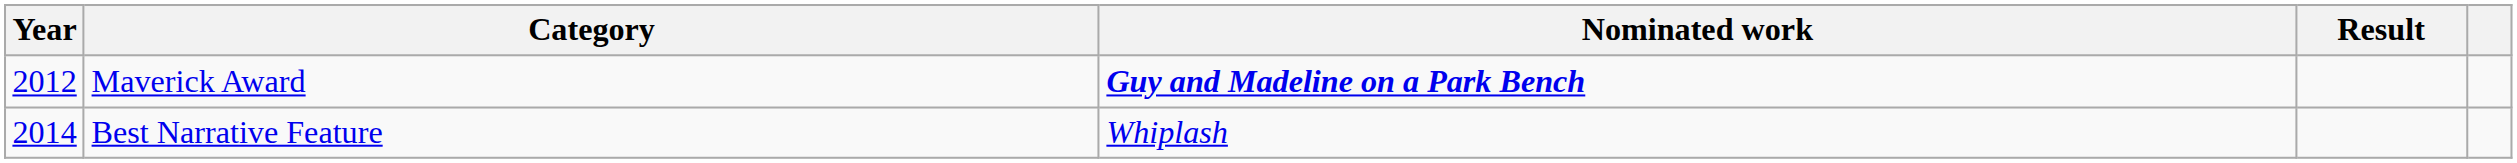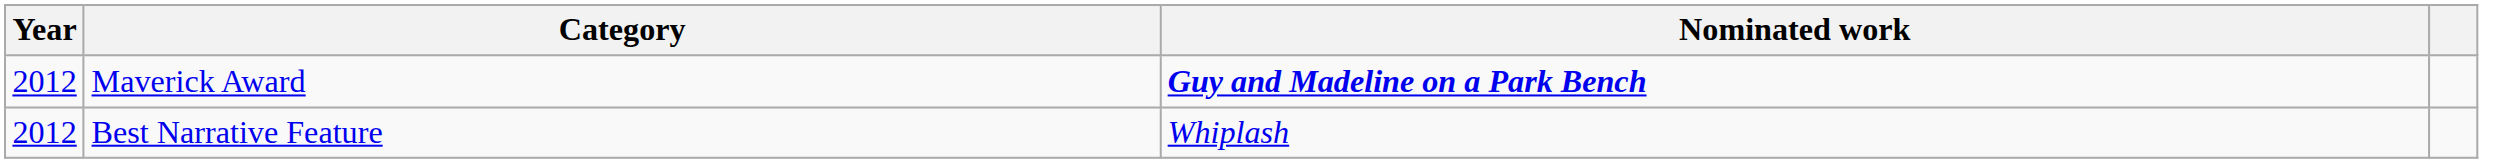- column: (2381, 30)
(45, 132) 2014 -> (45, 132) 2012
